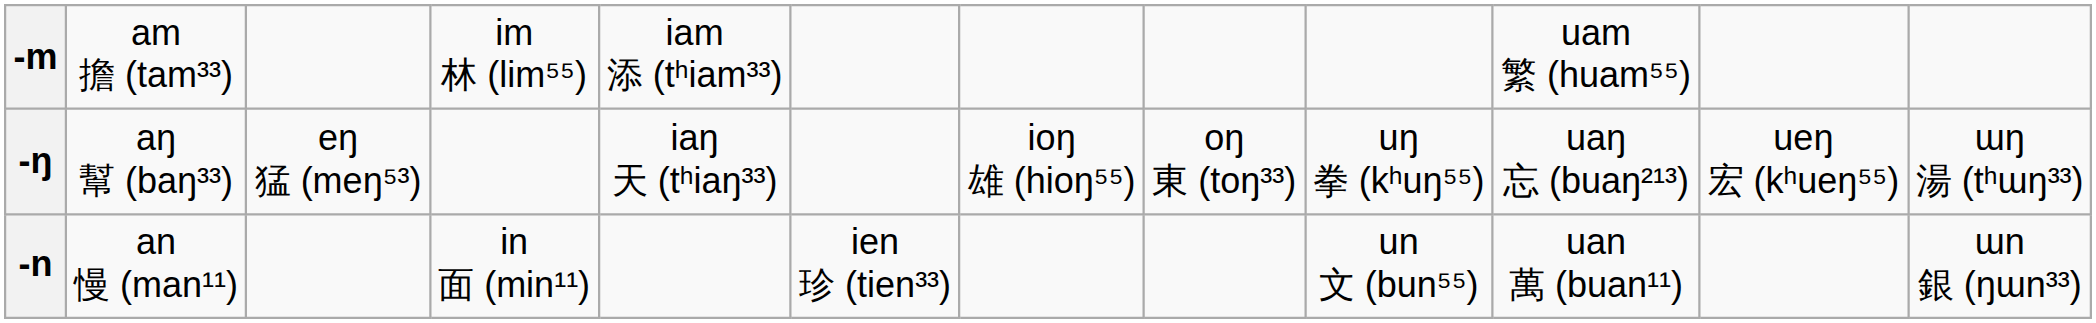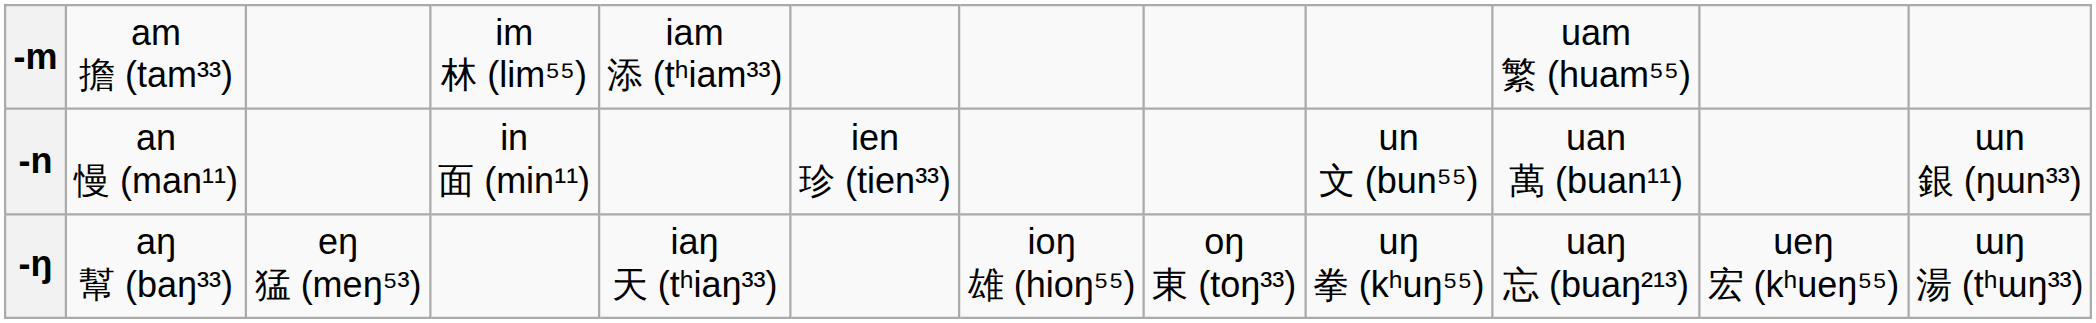rows swapped: (35, 265) <-> (35, 161)
